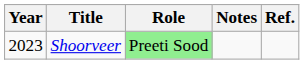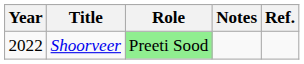(26, 45) 2023 -> (26, 45) 2022
